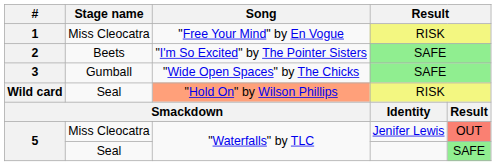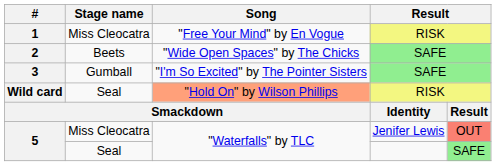(261, 53) "I'm So Excited" by The Pointer Sisters -> (261, 53) "Wide Open Spaces" by The Chicks
(261, 72) "Wide Open Spaces" by The Chicks -> (261, 72) "I'm So Excited" by The Pointer Sisters
